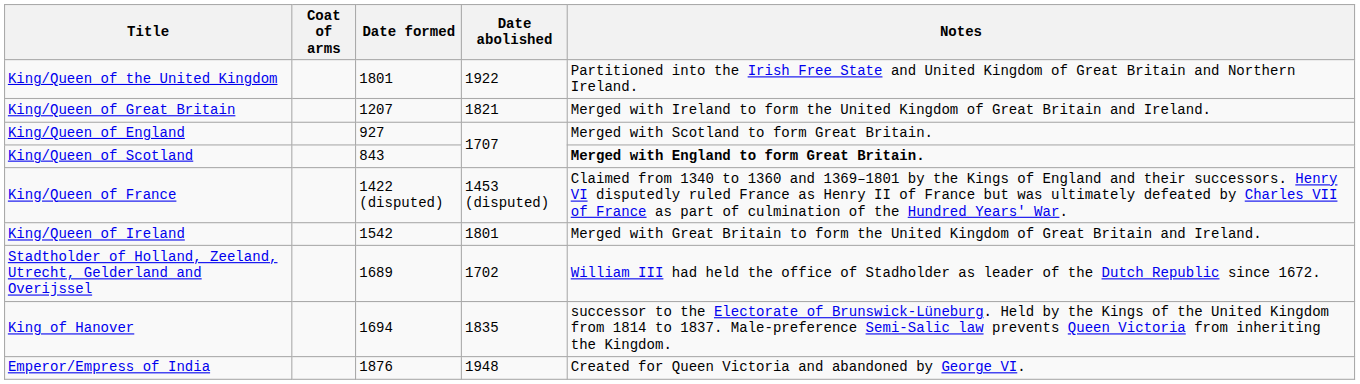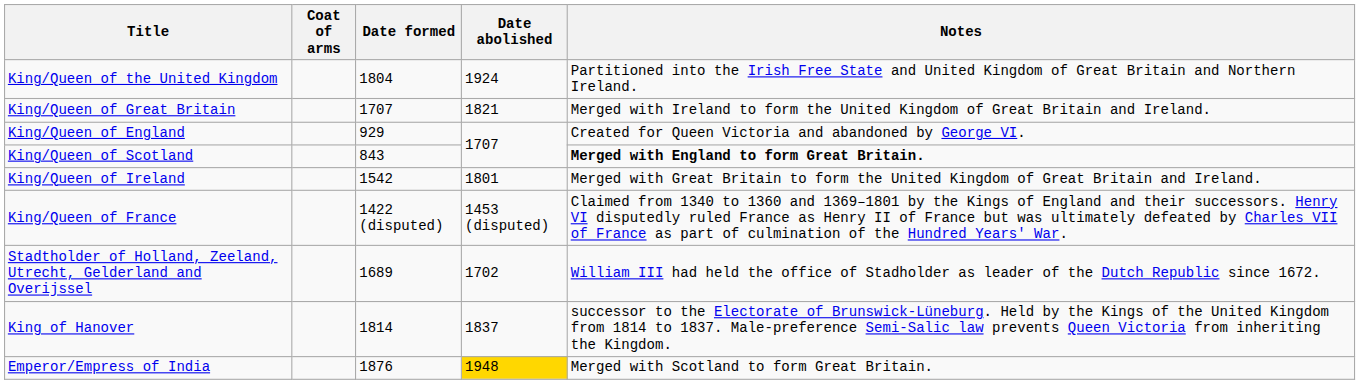(376, 79) 1801 -> (376, 79) 1804
(482, 79) 1922 -> (482, 79) 1924
(376, 110) 1207 -> (376, 110) 1707
(372, 133) 927 -> (372, 133) 929
(752, 133) Merged with Scotland to form Great Britain. -> (798, 133) Created for Queen Victoria and abandoned by George VI.
rows swapped: (96, 234) <-> (92, 195)
(376, 329) 1694 -> (376, 329) 1814
(482, 329) 1835 -> (482, 329) 1837
(482, 368) no background -> (482, 368) gold background
(798, 368) Created for Queen Victoria and abandoned by George VI. -> (752, 368) Merged with Scotland to form Great Britain.
